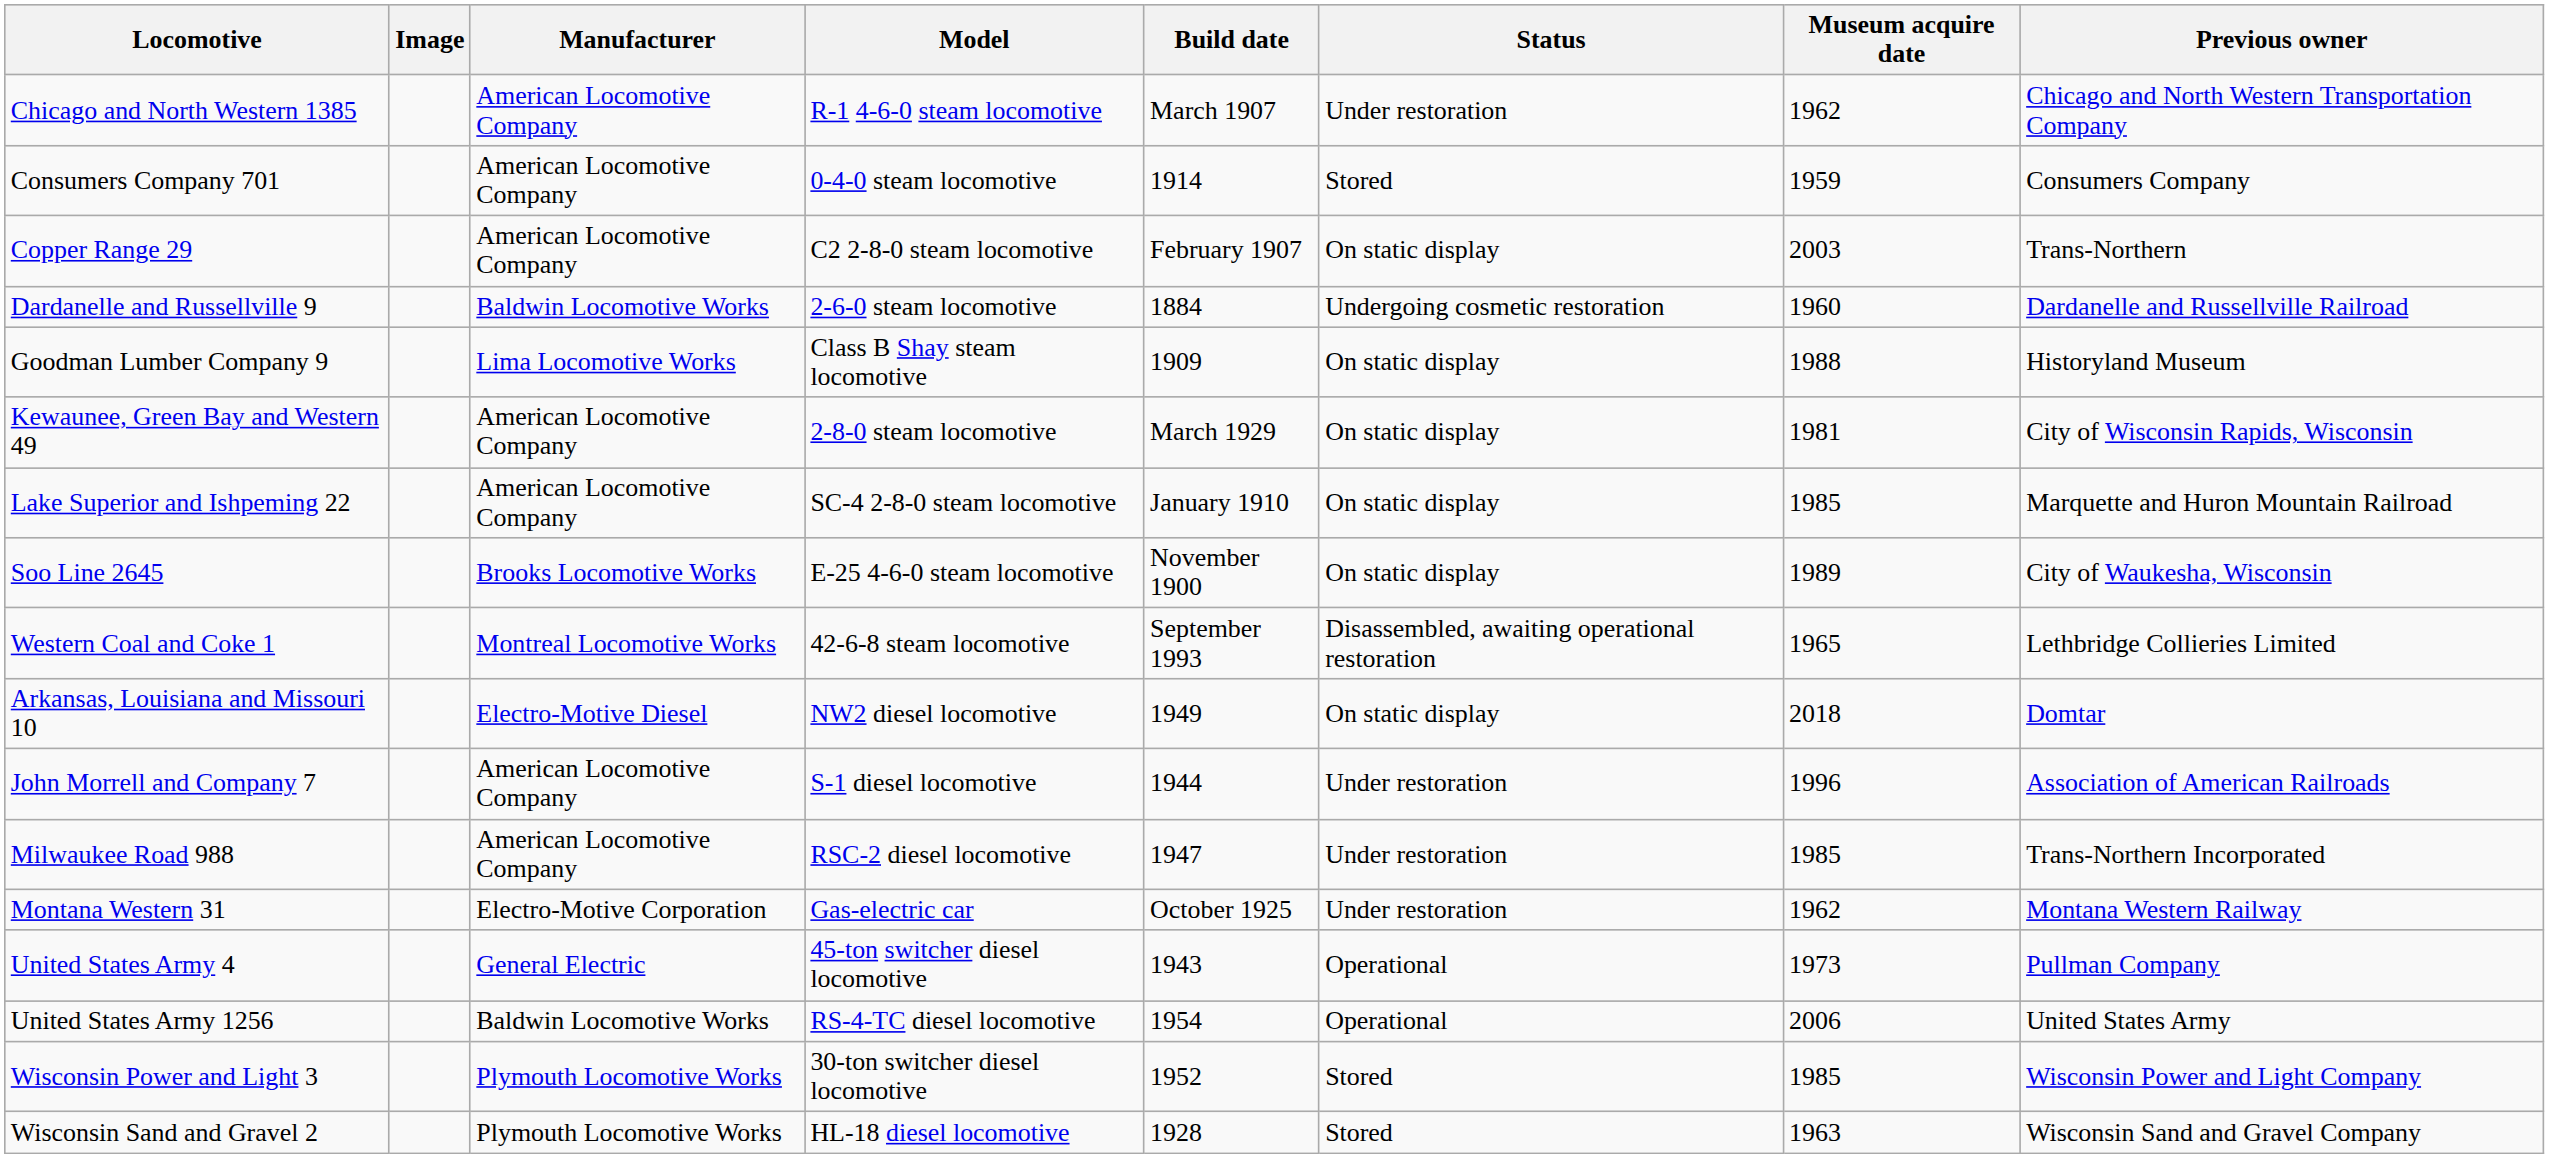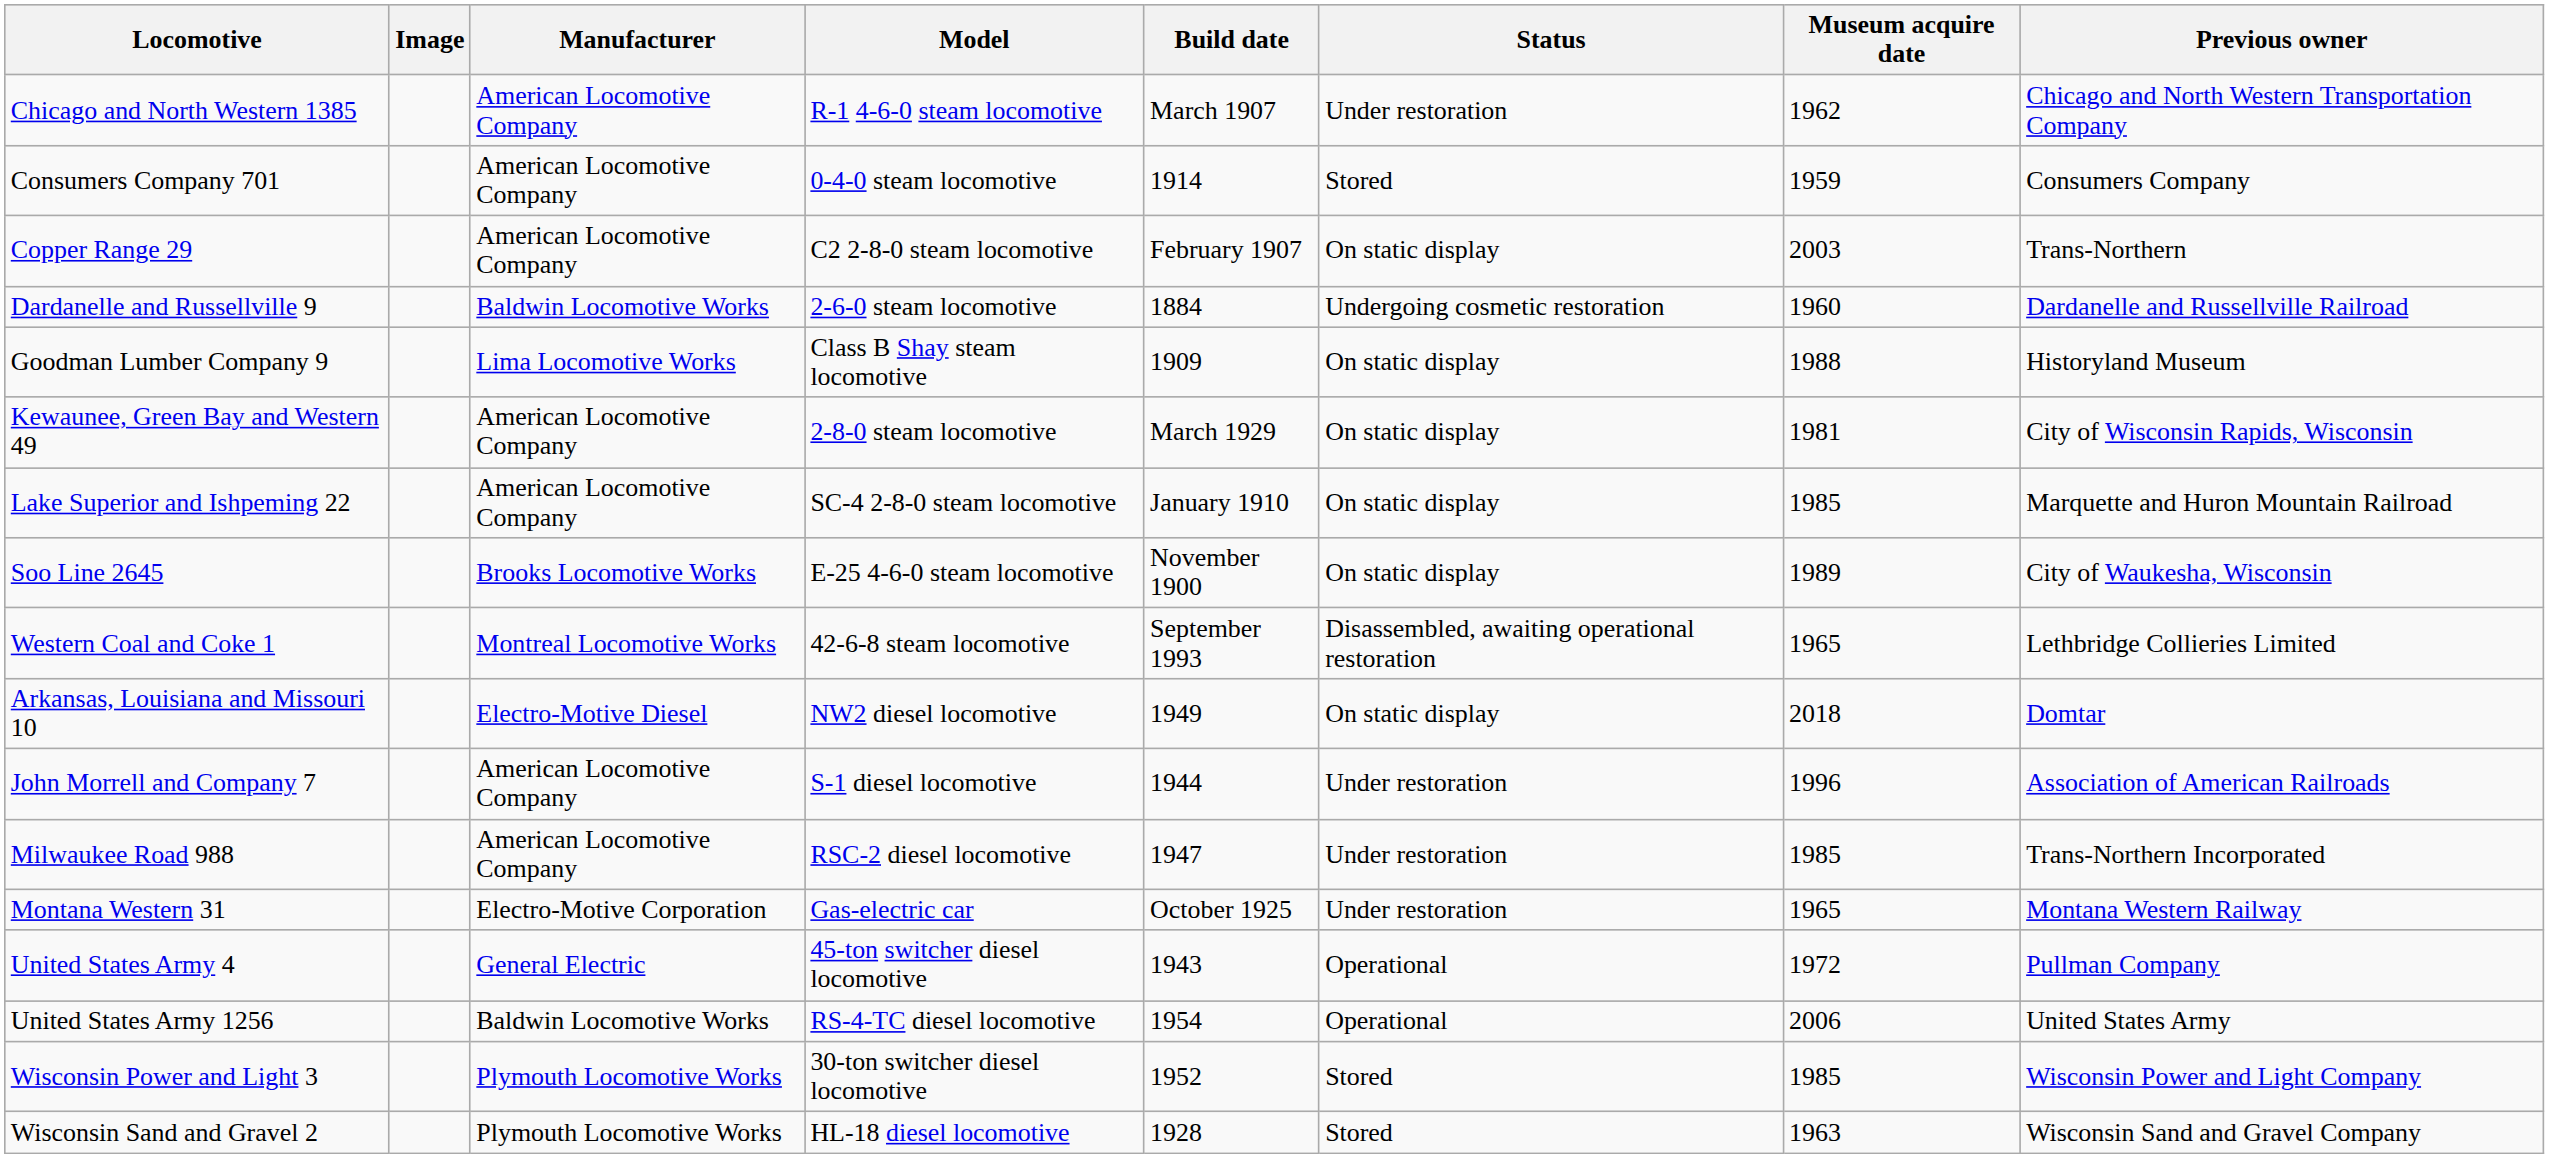(1815, 909) 1962 -> (1815, 909) 1965
(1815, 965) 1973 -> (1815, 965) 1972
